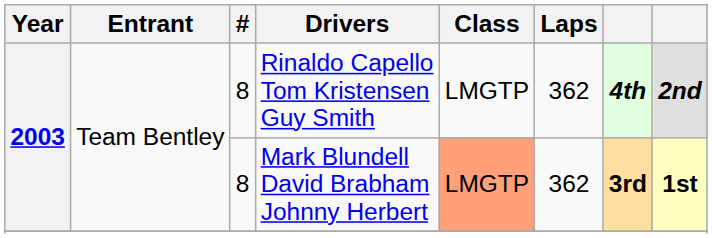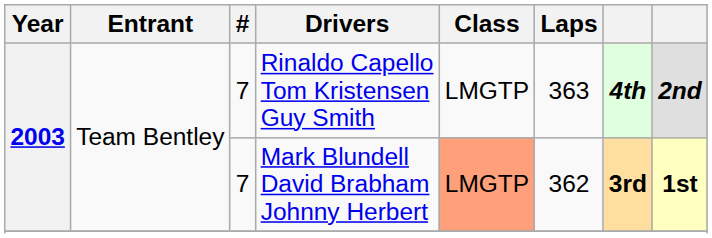(243, 90) 8 -> (243, 90) 7
(569, 90) 362 -> (569, 90) 363
(243, 184) 8 -> (243, 184) 7
